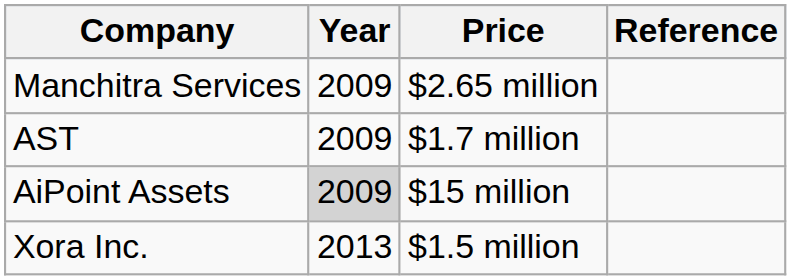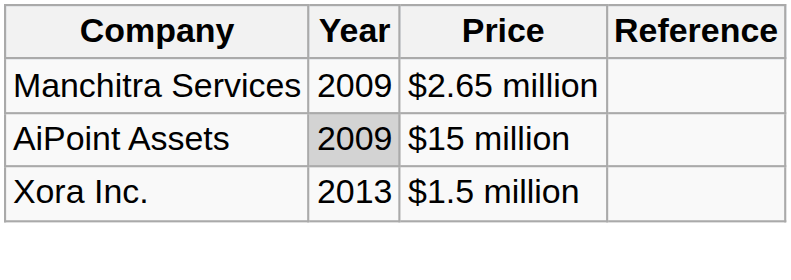- row: (46, 138)
